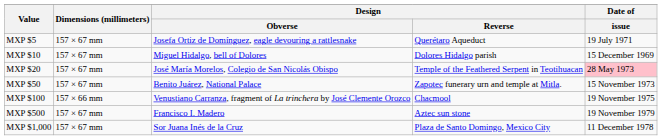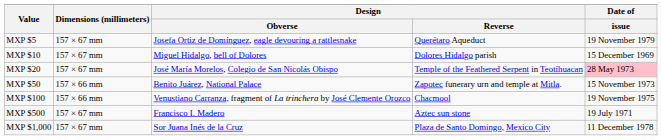(610, 41) 19 July 1971 -> (621, 41) 19 November 1979
(79, 84) 157 × 67 mm -> (79, 84) 157 × 66 mm
(621, 113) 19 November 1979 -> (610, 113) 19 July 1971
